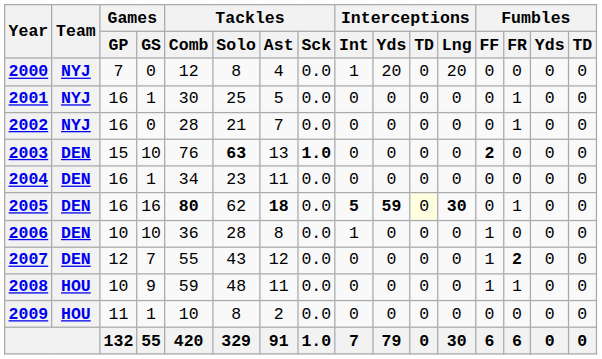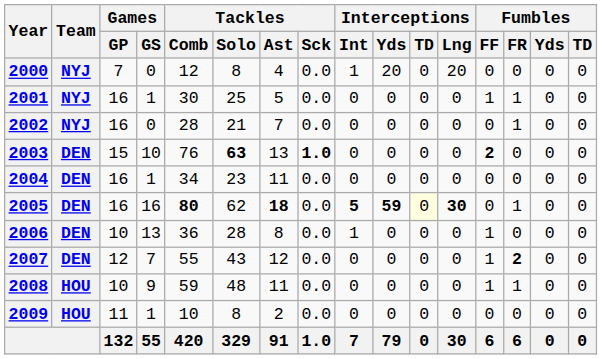(489, 99) 0 -> (489, 99) 1
(151, 233) 10 -> (151, 233) 13
